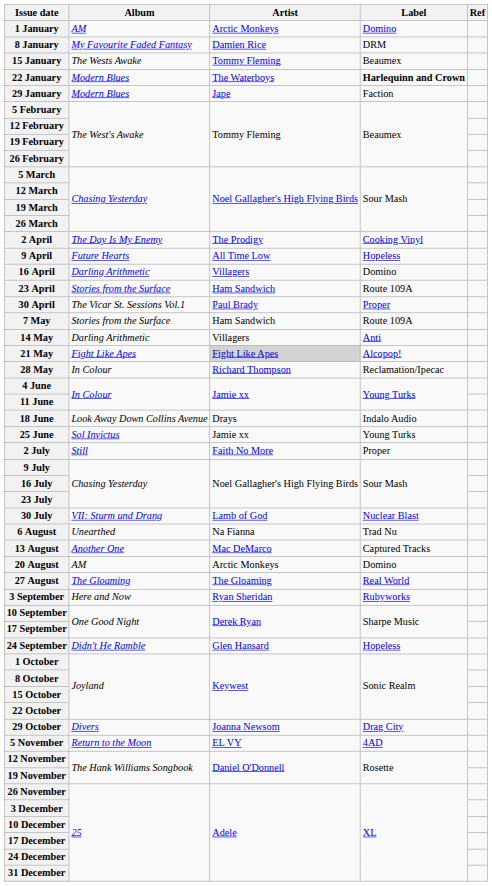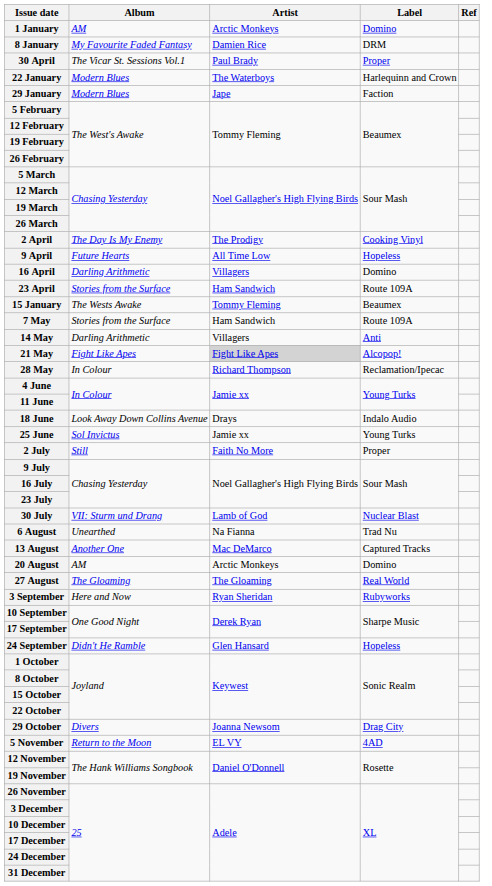rows swapped: (37, 61) <-> (37, 304)
(414, 77) bold -> (410, 77) normal
